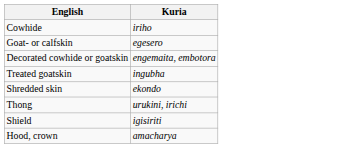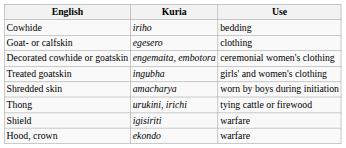+ column: (280, 12)
(147, 89) ekondo -> (155, 89) amacharya
(155, 136) amacharya -> (147, 136) ekondo
